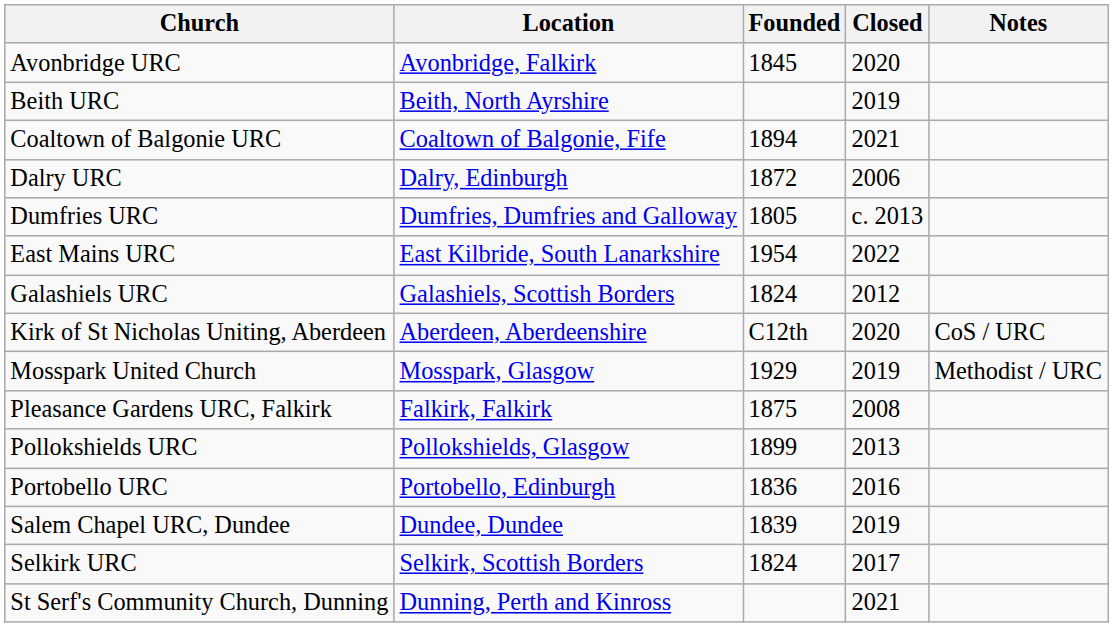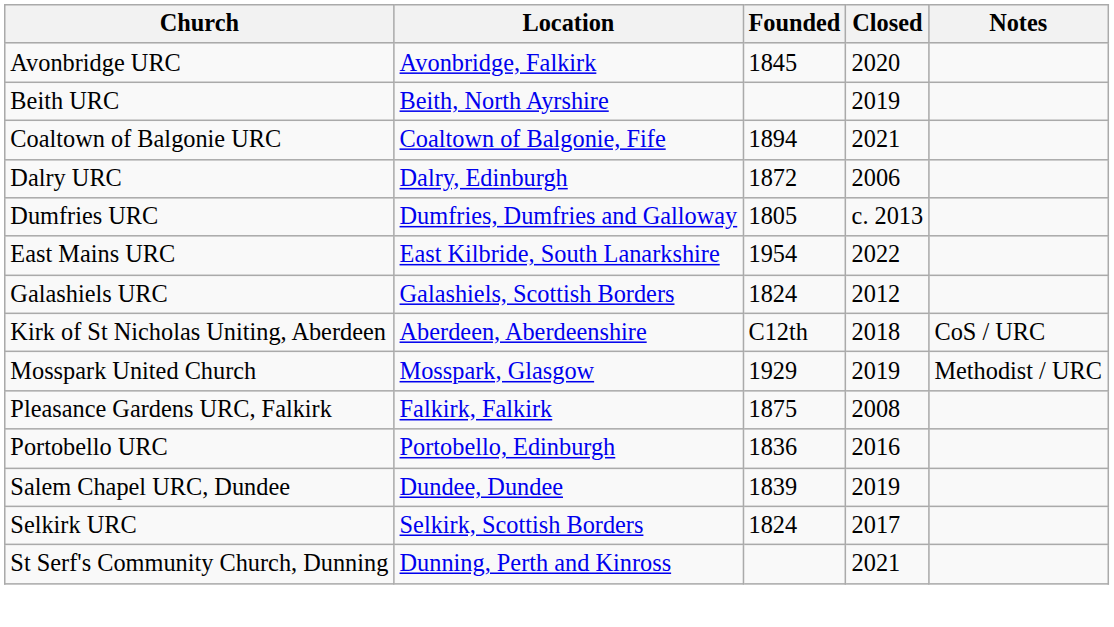(876, 332) 2020 -> (876, 332) 2018
- row: (104, 448)
